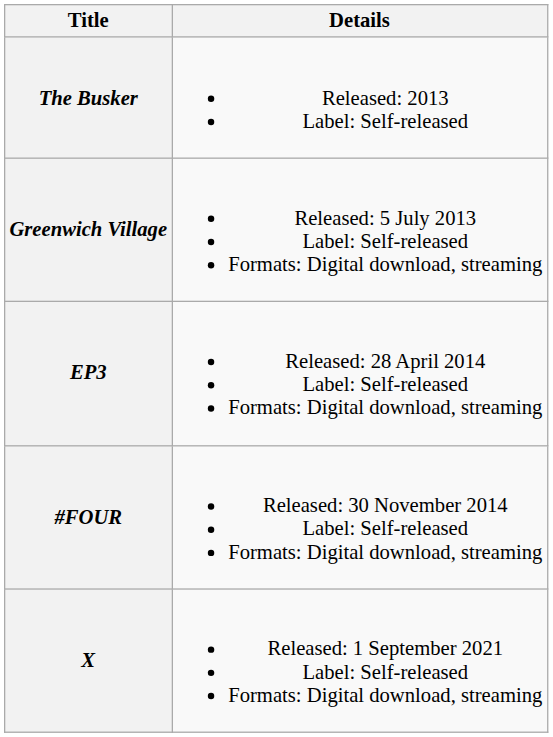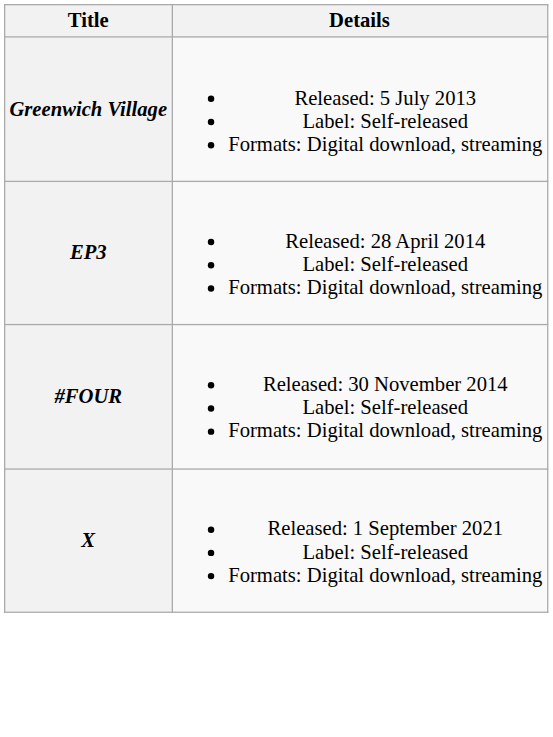- row: (88, 97)
